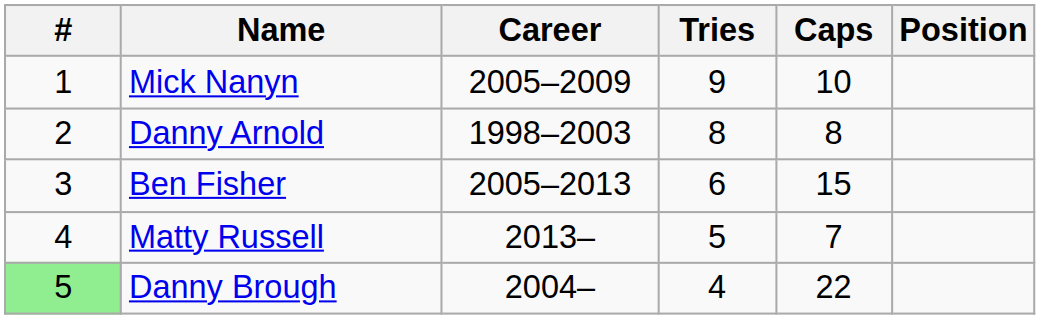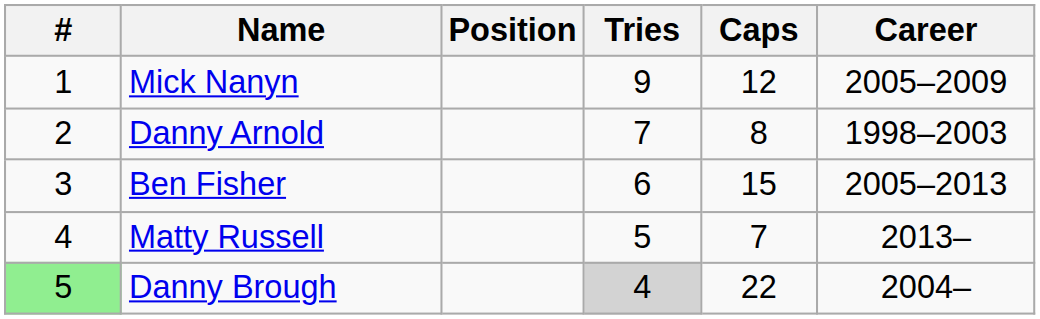columns swapped: (550, 30) <-> (963, 30)
(834, 81) 10 -> (759, 81) 12
(717, 133) 8 -> (642, 133) 7
(717, 287) no background -> (642, 287) lightgrey background
